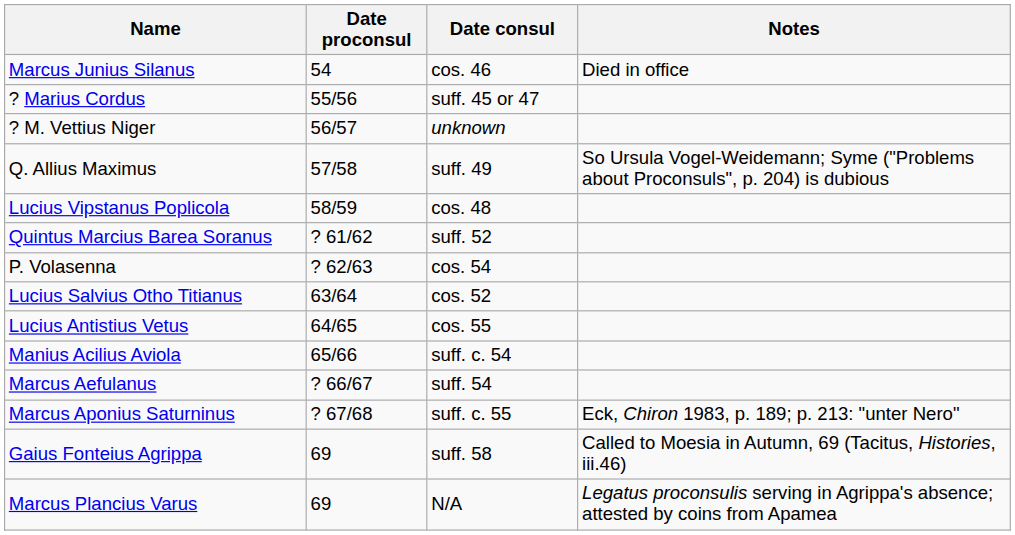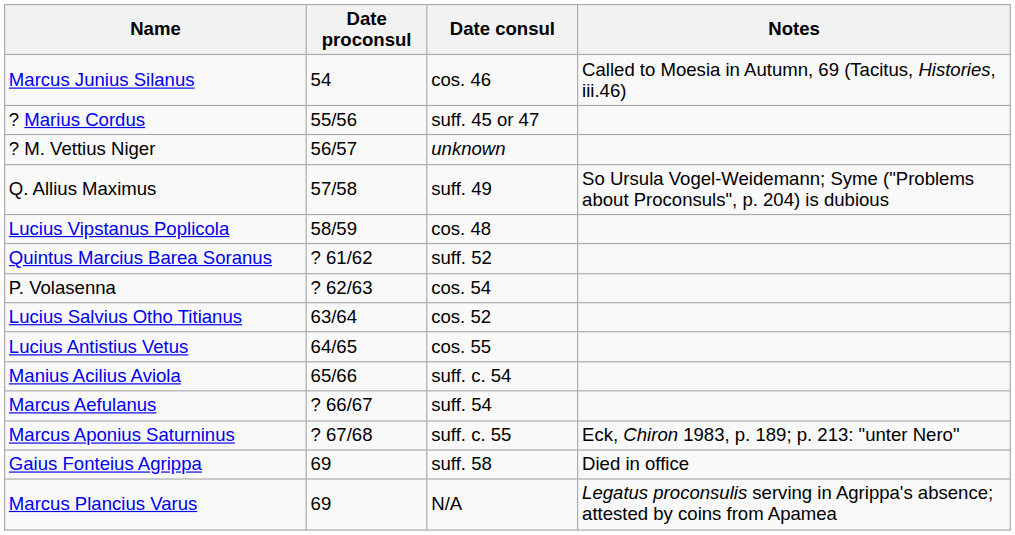(636, 69) Died in office -> (789, 79) Called to Moesia in Autumn, 69 (Tacitus, Histories, iii.46)
(789, 454) Called to Moesia in Autumn, 69 (Tacitus, Histories, iii.46) -> (636, 464) Died in office
